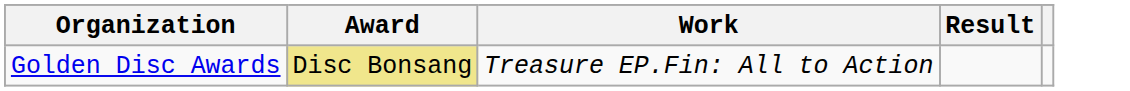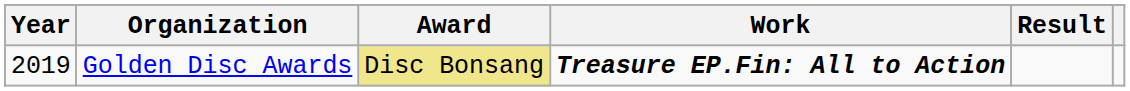+ column: (41, 25)
(709, 66) normal -> (781, 66) bold
